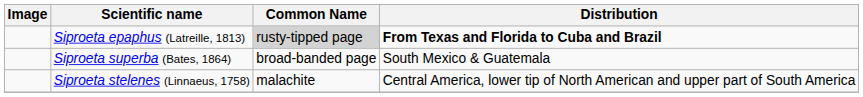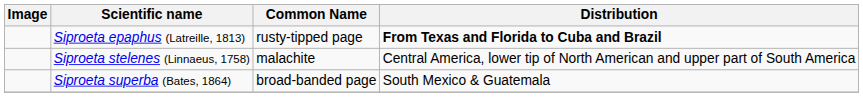(309, 37) lightgrey background -> (309, 37) no background
rows swapped: (152, 80) <-> (142, 59)
